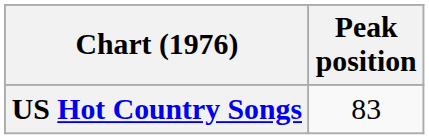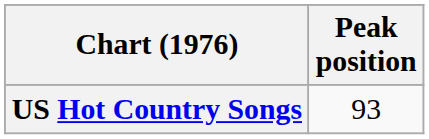(366, 108) 83 -> (366, 108) 93
